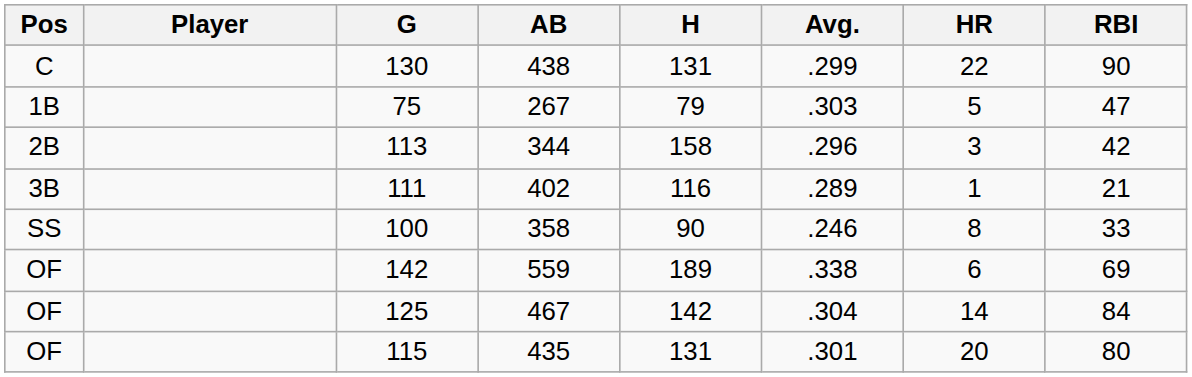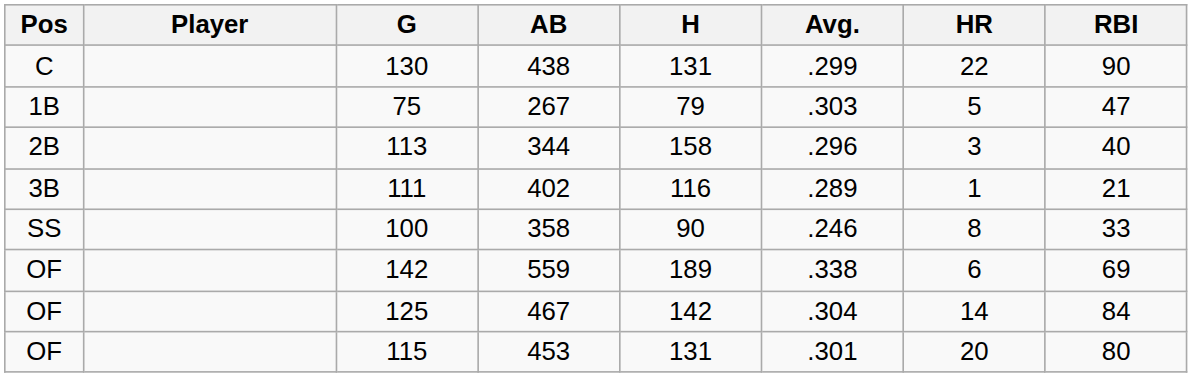(1116, 147) 42 -> (1116, 147) 40
(549, 351) 435 -> (549, 351) 453
